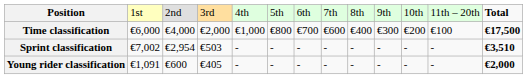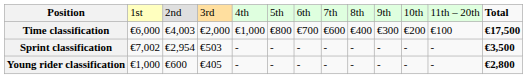(180, 30) €4,000 -> (180, 30) €4,003
(500, 47) €3,510 -> (500, 47) €3,500
(145, 64) €1,091 -> (145, 64) €1,000
(500, 64) €2,000 -> (500, 64) €2,800
